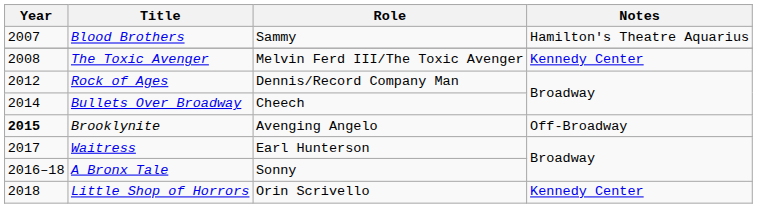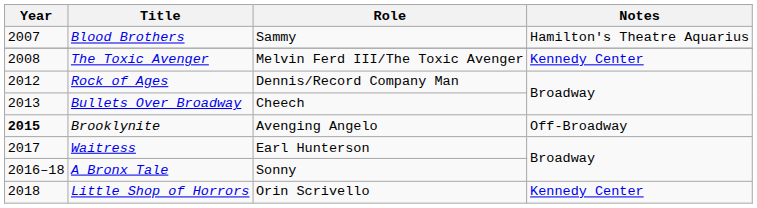(24, 104) 2014 -> (24, 104) 2013
